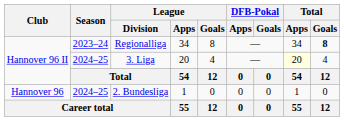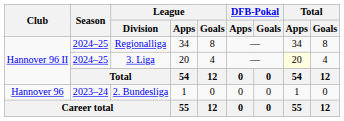(91, 44) 2023–24 -> (91, 44) 2024–25
(325, 44) bold -> (325, 44) normal
(91, 92) 2024–25 -> (91, 92) 2023–24
